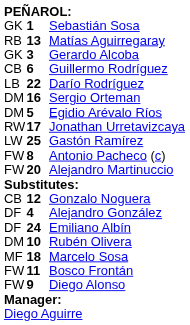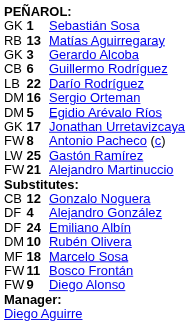(15, 126) RW -> (13, 126) GK
rows swapped: (96, 141) <-> (107, 155)
(34, 170) 20 -> (34, 170) 21
